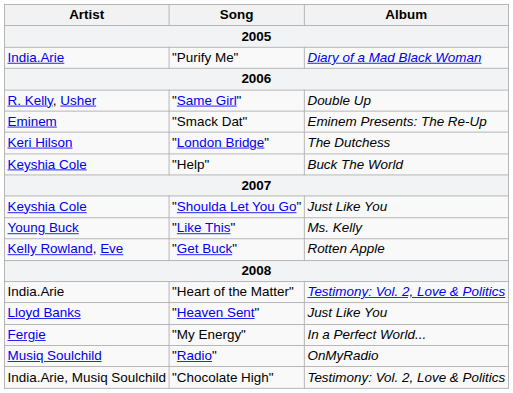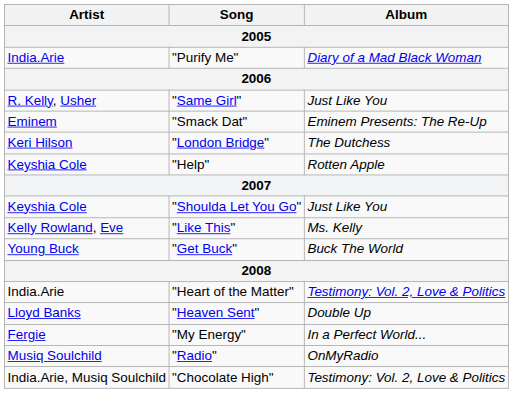(339, 100) Double Up -> (347, 100) Just Like You
(355, 164) Buck The World -> (346, 164) Rotten Apple
(43, 228) Young Buck -> (65, 228) Kelly Rowland, Eve
(65, 249) Kelly Rowland, Eve -> (43, 249) Young Buck
(346, 249) Rotten Apple -> (355, 249) Buck The World
(347, 313) Just Like You -> (339, 313) Double Up
